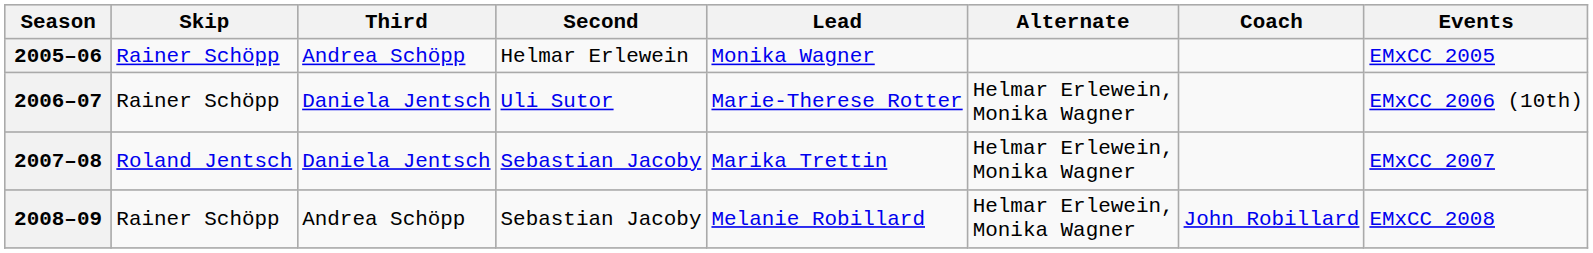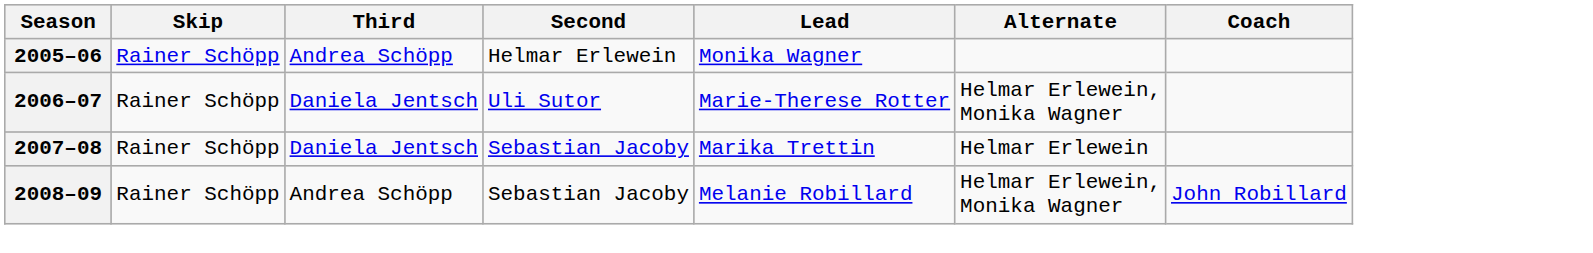- column: (1476, 22)
(204, 160) Roland Jentsch -> (198, 148) Rainer Schöpp
(1073, 160) Helmar Erlewein, Monika Wagner -> (1054, 148) Helmar Erlewein
